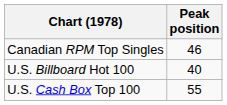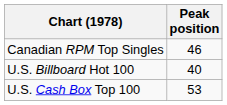(194, 89) 55 -> (194, 89) 53
